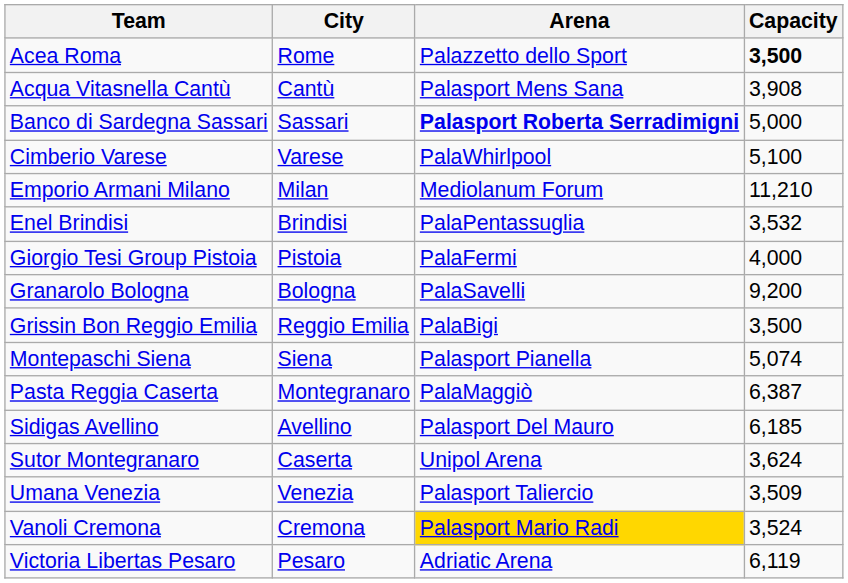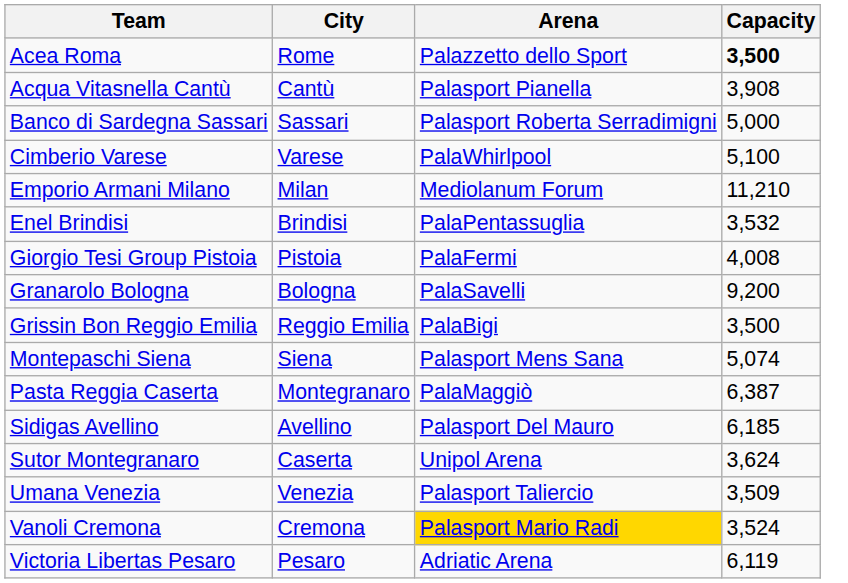(522, 88) Palasport Mens Sana -> (506, 88) Palasport Pianella
(580, 122) bold -> (568, 122) normal
(776, 257) 4,000 -> (753, 257) 4,008
(506, 358) Palasport Pianella -> (522, 358) Palasport Mens Sana
